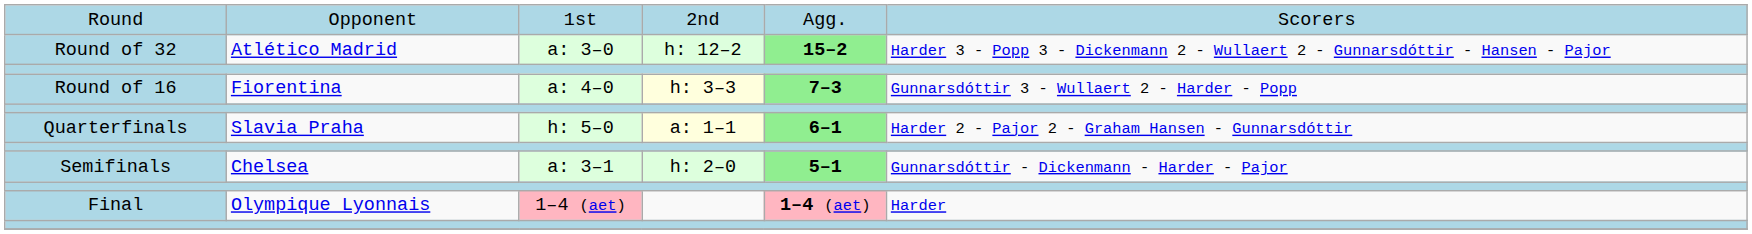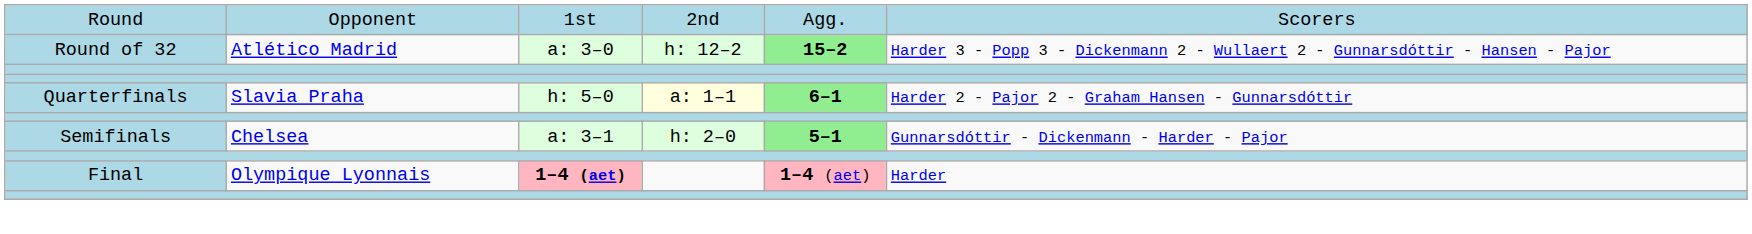- row: (116, 89)
(580, 205) normal -> (580, 175) bold
